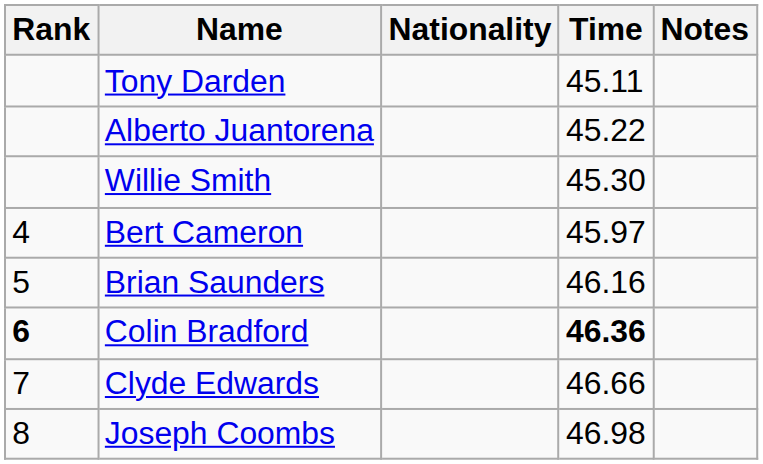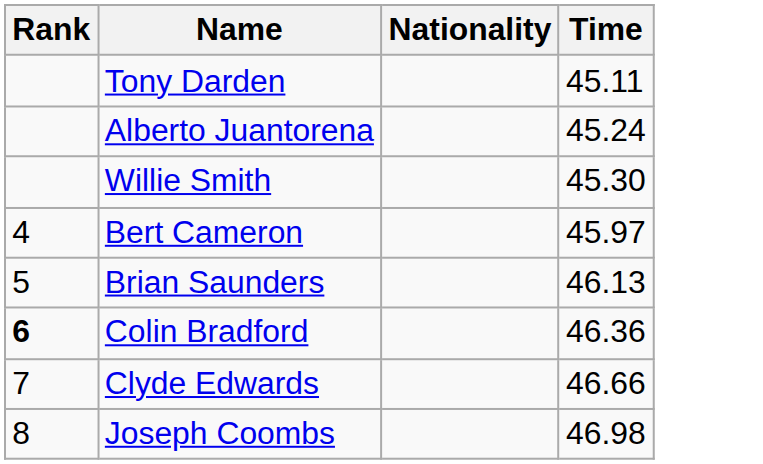- column: (705, 29)
(606, 130) 45.22 -> (606, 130) 45.24
(606, 282) 46.16 -> (606, 282) 46.13
(606, 332) bold -> (606, 332) normal
